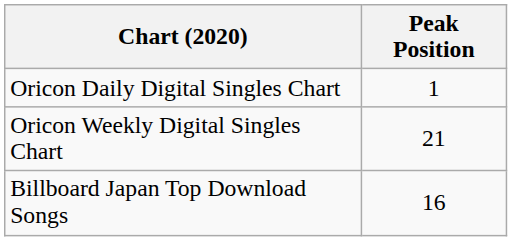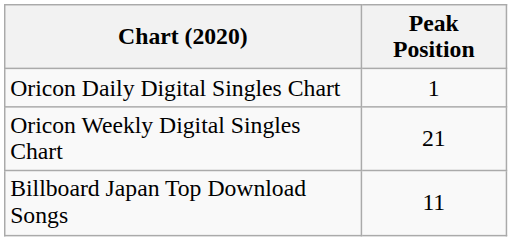(434, 202) 16 -> (434, 202) 11
